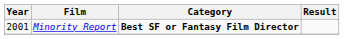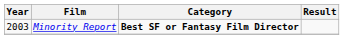(18, 27) 2001 -> (18, 27) 2003
